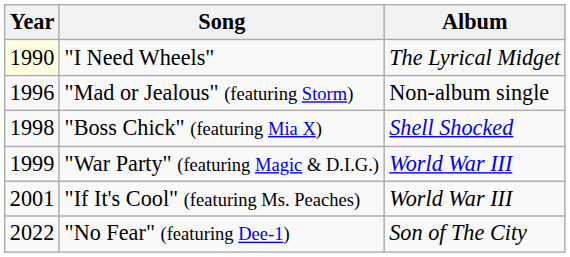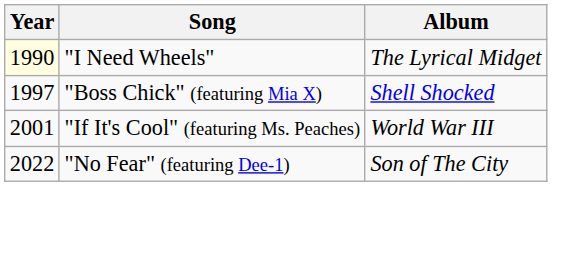- row: (209, 92)
(32, 127) 1998 -> (32, 92) 1997
- row: (222, 163)
